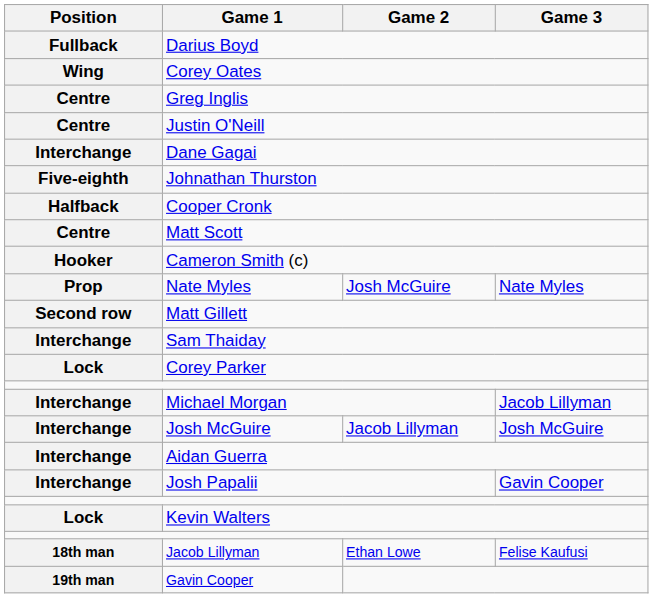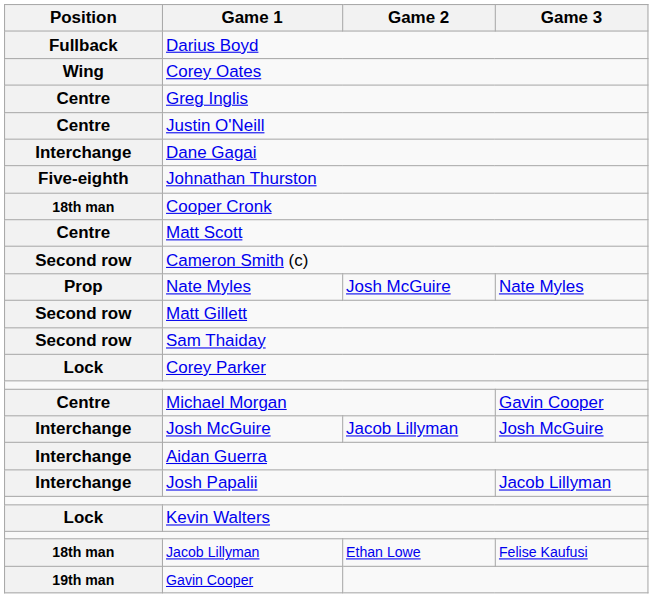(83, 206) Halfback -> (83, 207) 18th man
(83, 260) Hooker -> (83, 260) Second row
(83, 340) Interchange -> (83, 340) Second row
(83, 402) Interchange -> (83, 402) Centre
(555, 402) Jacob Lillyman -> (551, 402) Gavin Cooper
(551, 483) Gavin Cooper -> (555, 483) Jacob Lillyman
